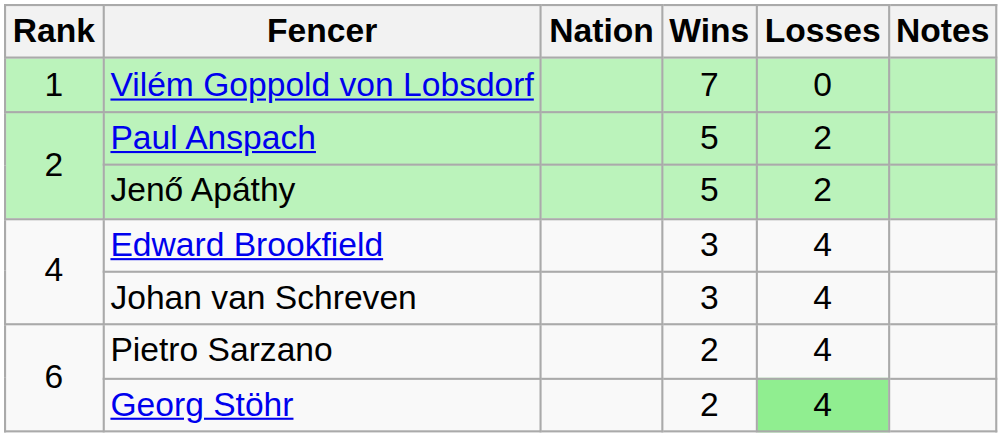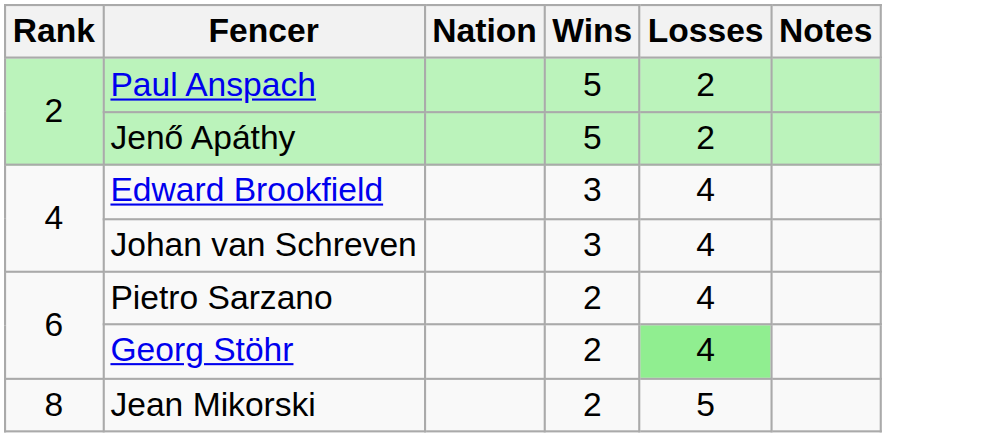- row: (322, 84)
+ row: (213, 404)
